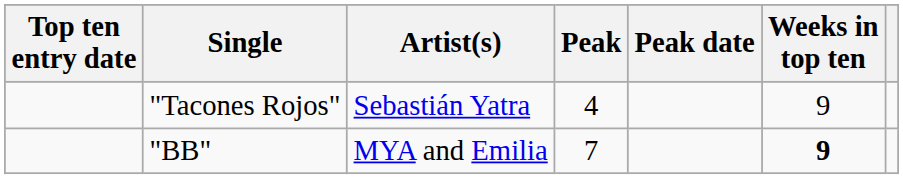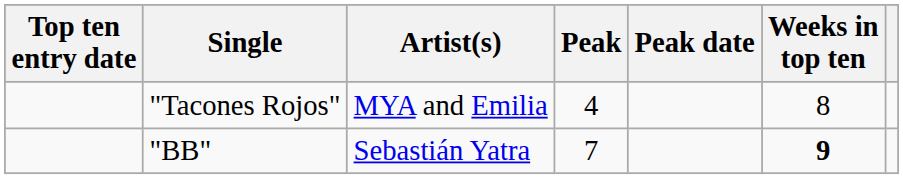(442, 104) Sebastián Yatra -> (451, 104) MYA and Emilia
(823, 104) 9 -> (823, 104) 8
(451, 150) MYA and Emilia -> (442, 150) Sebastián Yatra
